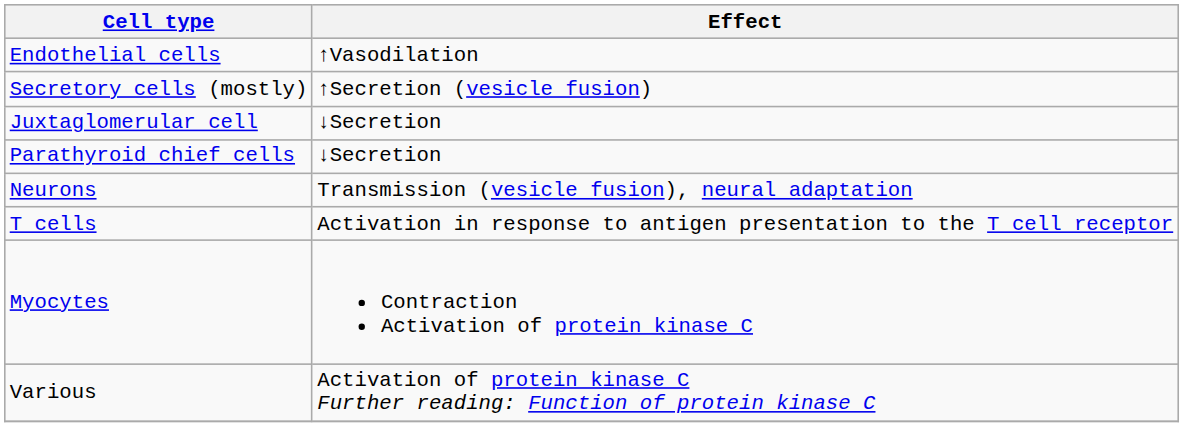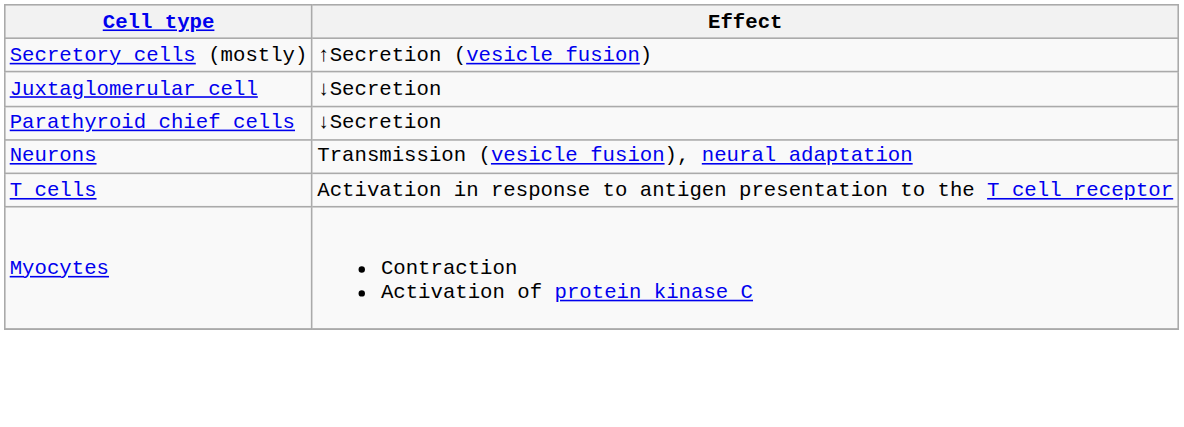- row: (115, 55)
- row: (53, 392)
